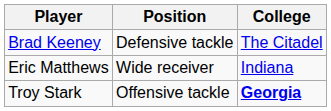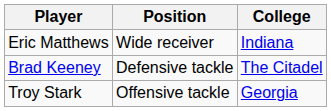rows swapped: (54, 42) <-> (58, 67)
(271, 93) bold -> (269, 93) normal
